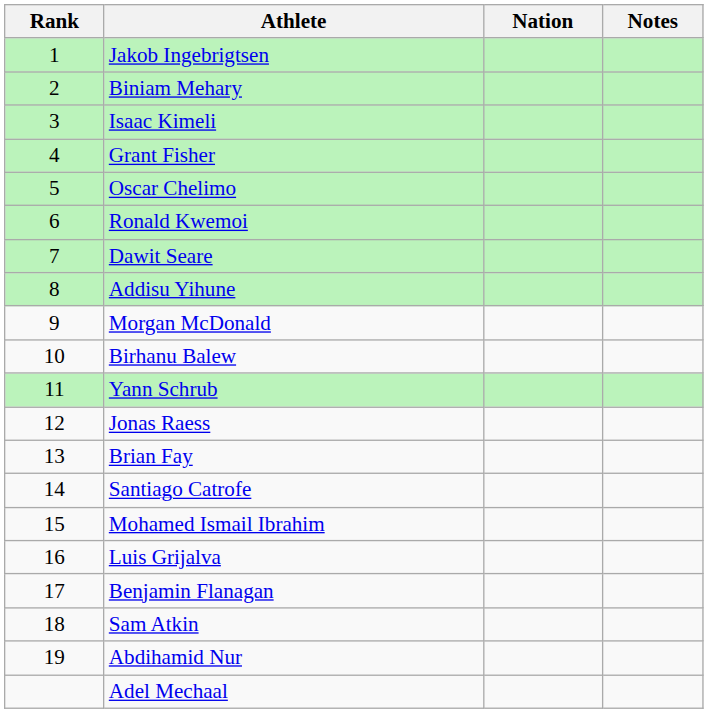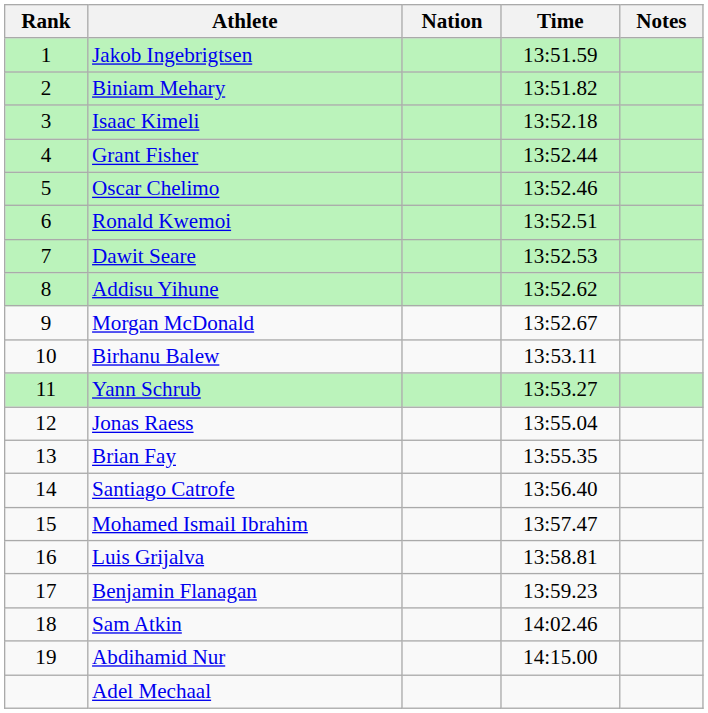+ column: (560, 21)
